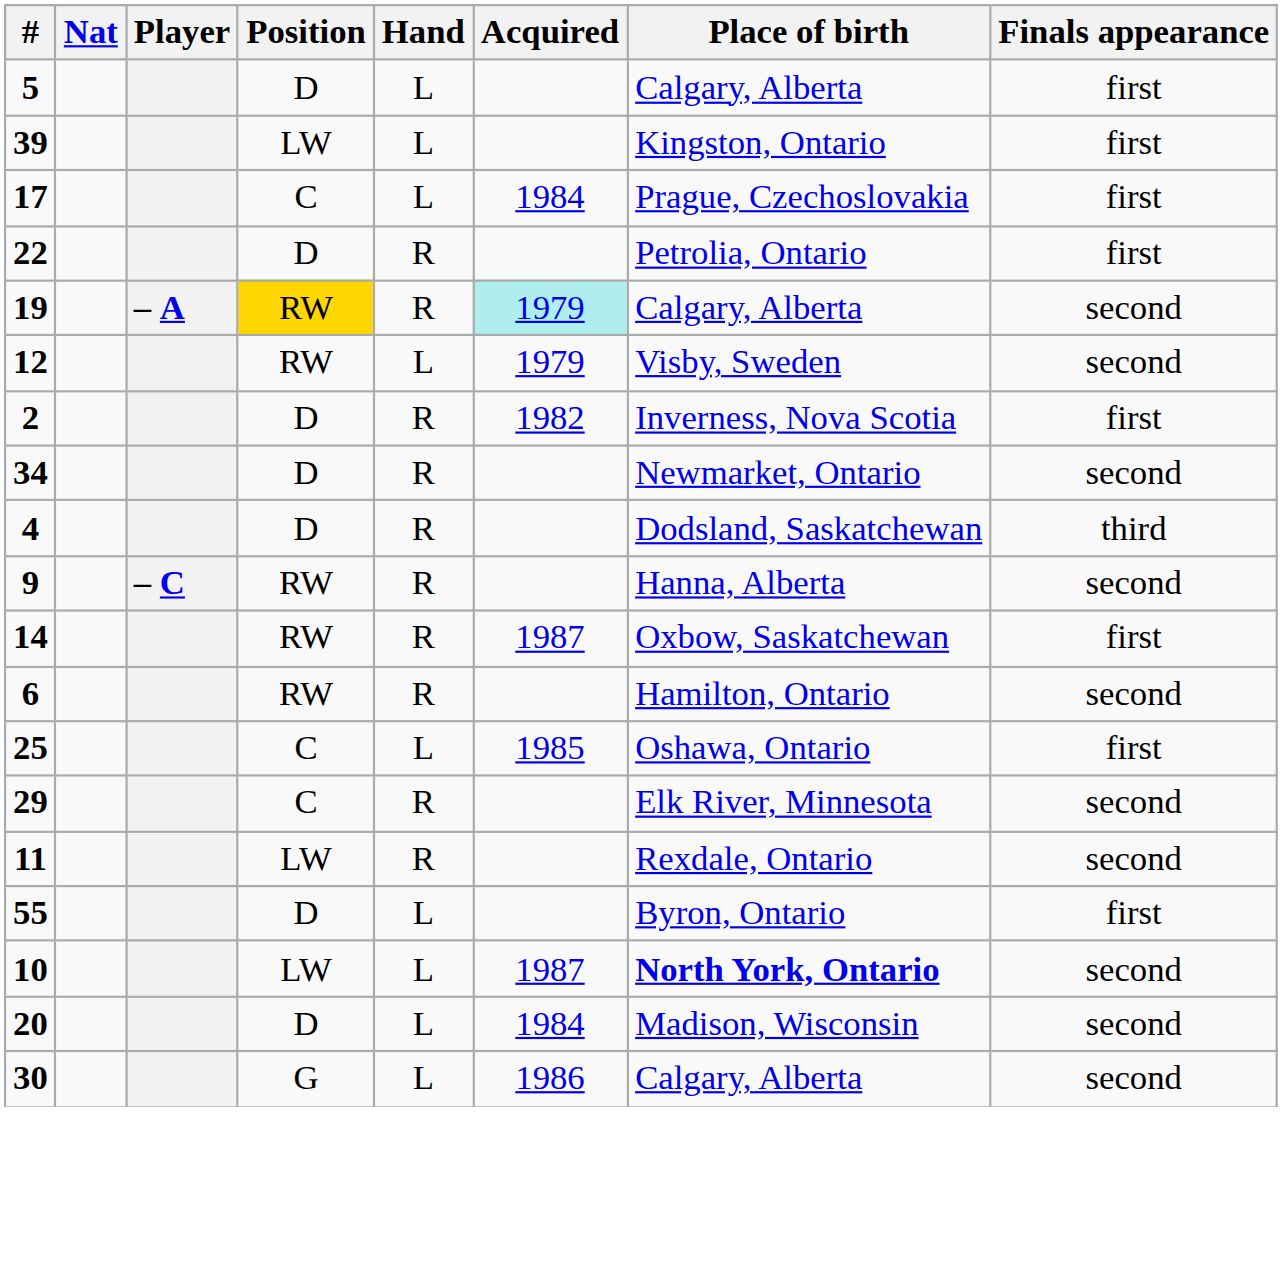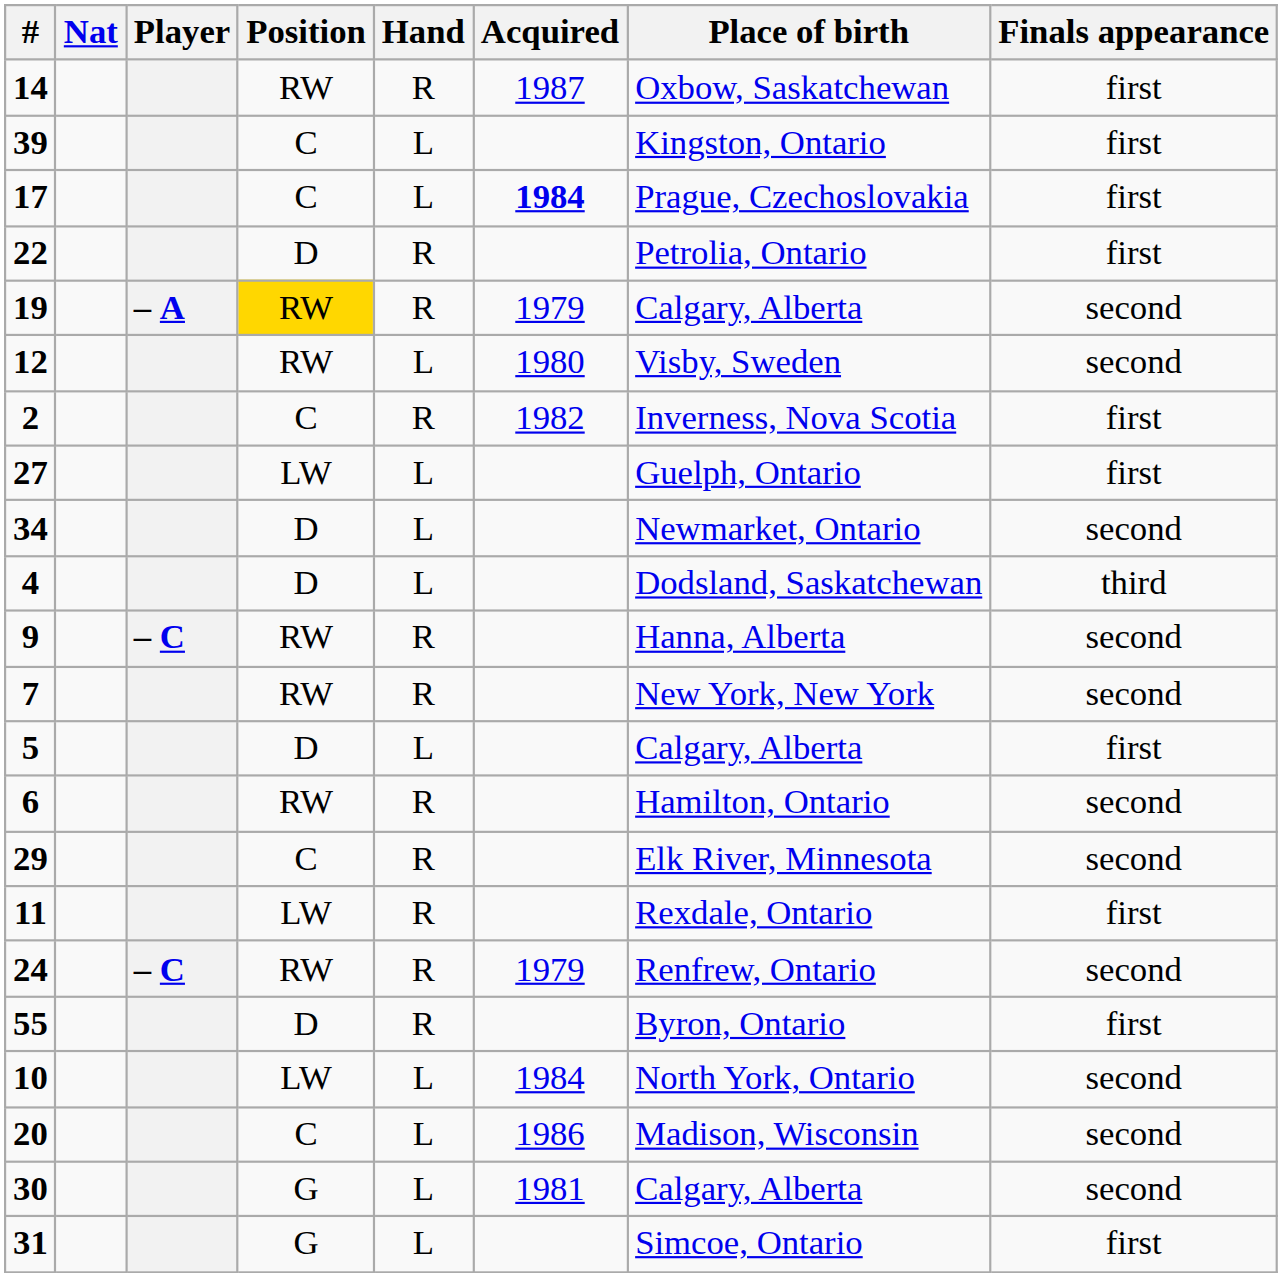rows swapped: (30, 637) <-> (30, 87)
(306, 142) LW -> (306, 142) C
(550, 197) normal -> (550, 197) bold
(550, 307) paleturquoise background -> (550, 307) no background
(550, 362) 1979 -> (550, 362) 1980
(306, 417) D -> (306, 417) C
+ row: (30, 472)
(423, 472) R -> (423, 527) L
(423, 527) R -> (423, 582) L
+ row: (30, 692)
- row: (30, 747)
(1134, 857) second -> (1134, 913) first
+ row: (30, 968)
(423, 913) L -> (423, 1023) R
(550, 968) 1987 -> (550, 1078) 1984
(787, 968) bold -> (775, 1078) normal
(306, 1023) D -> (306, 1133) C
(550, 1023) 1984 -> (550, 1133) 1986
(550, 1078) 1986 -> (550, 1188) 1981
+ row: (30, 1243)
